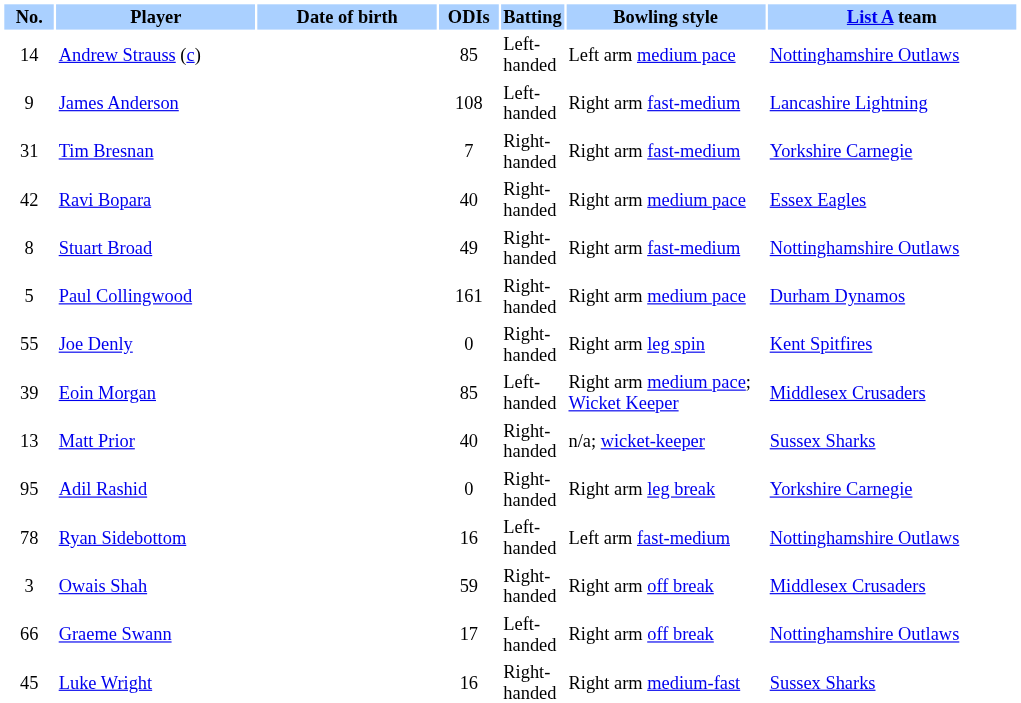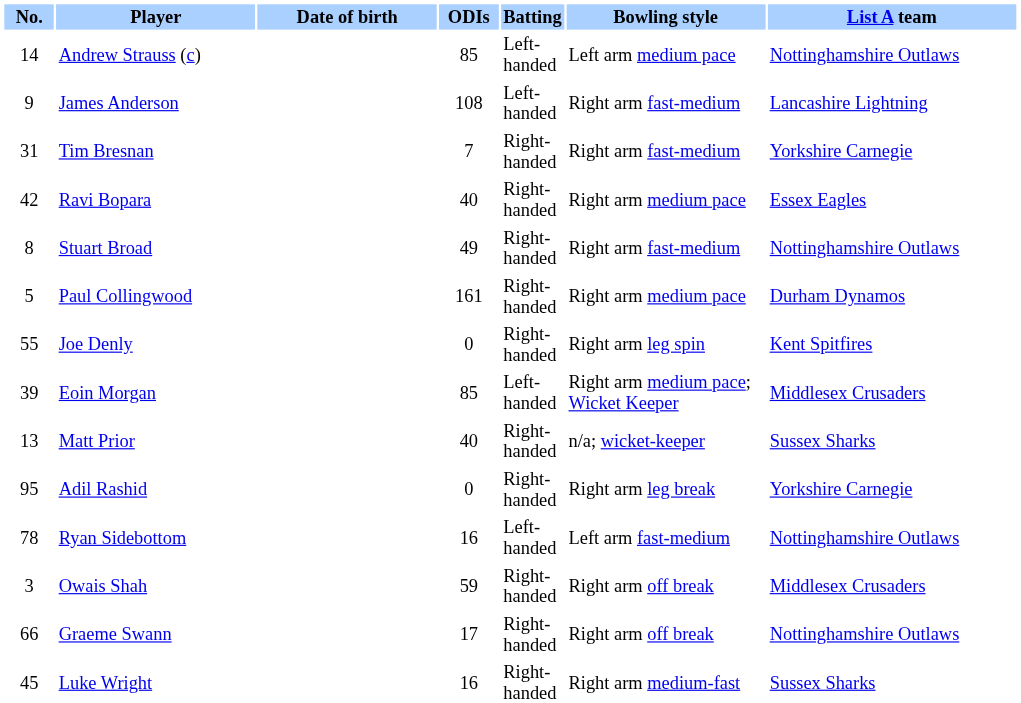(530, 634) Left-handed -> (530, 634) Right-handed
